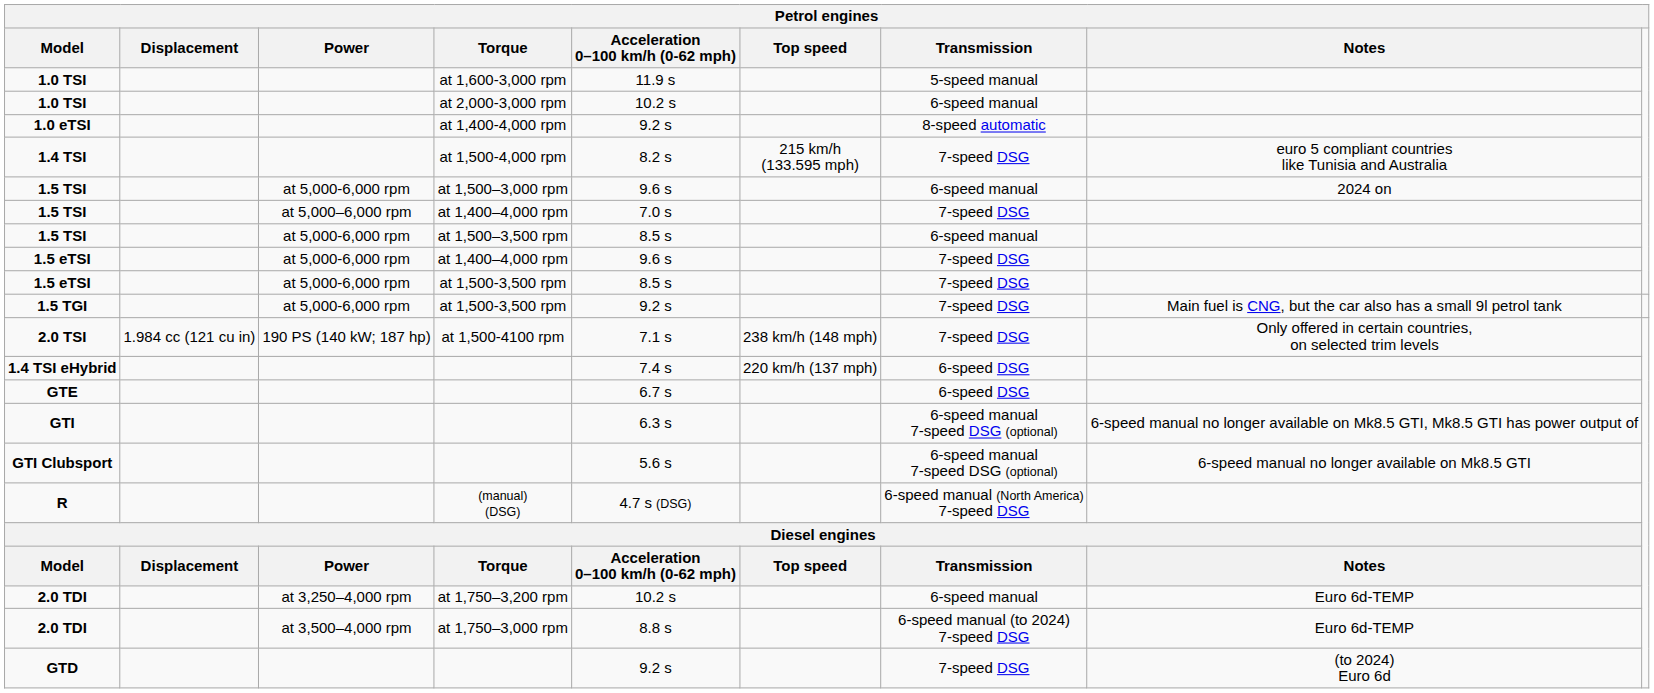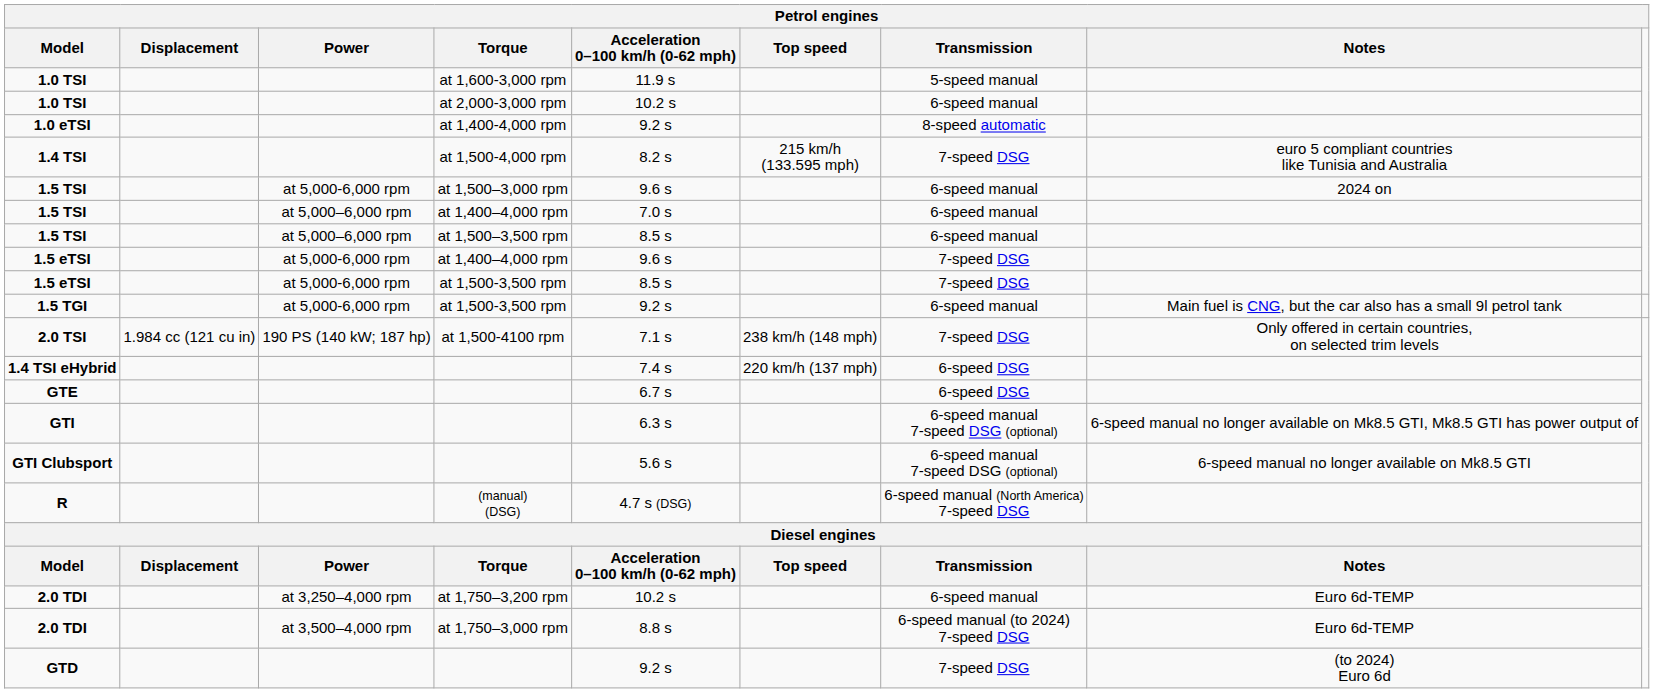(984, 212) 7-speed DSG -> (984, 212) 6-speed manual
(347, 235) at 5,000-6,000 rpm -> (347, 235) at 5,000–6,000 rpm
(984, 305) 7-speed DSG -> (984, 305) 6-speed manual
